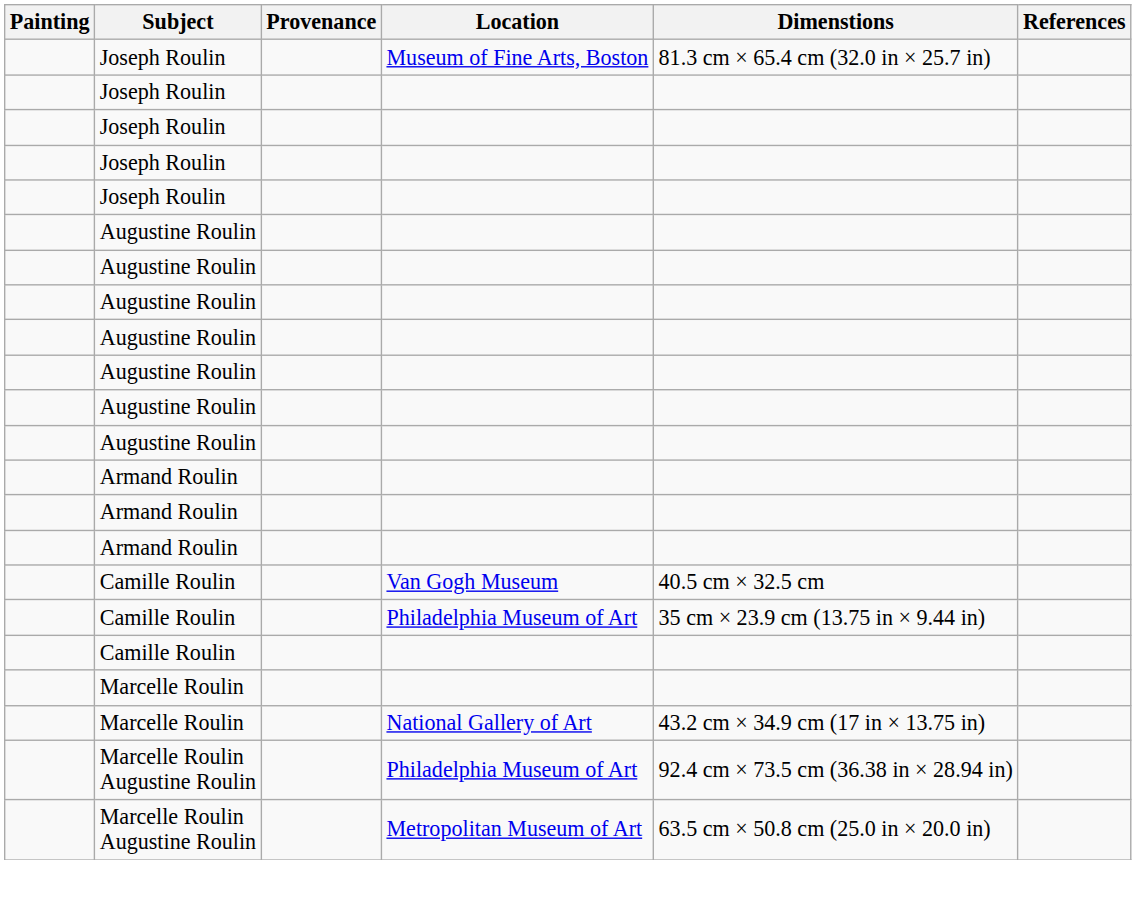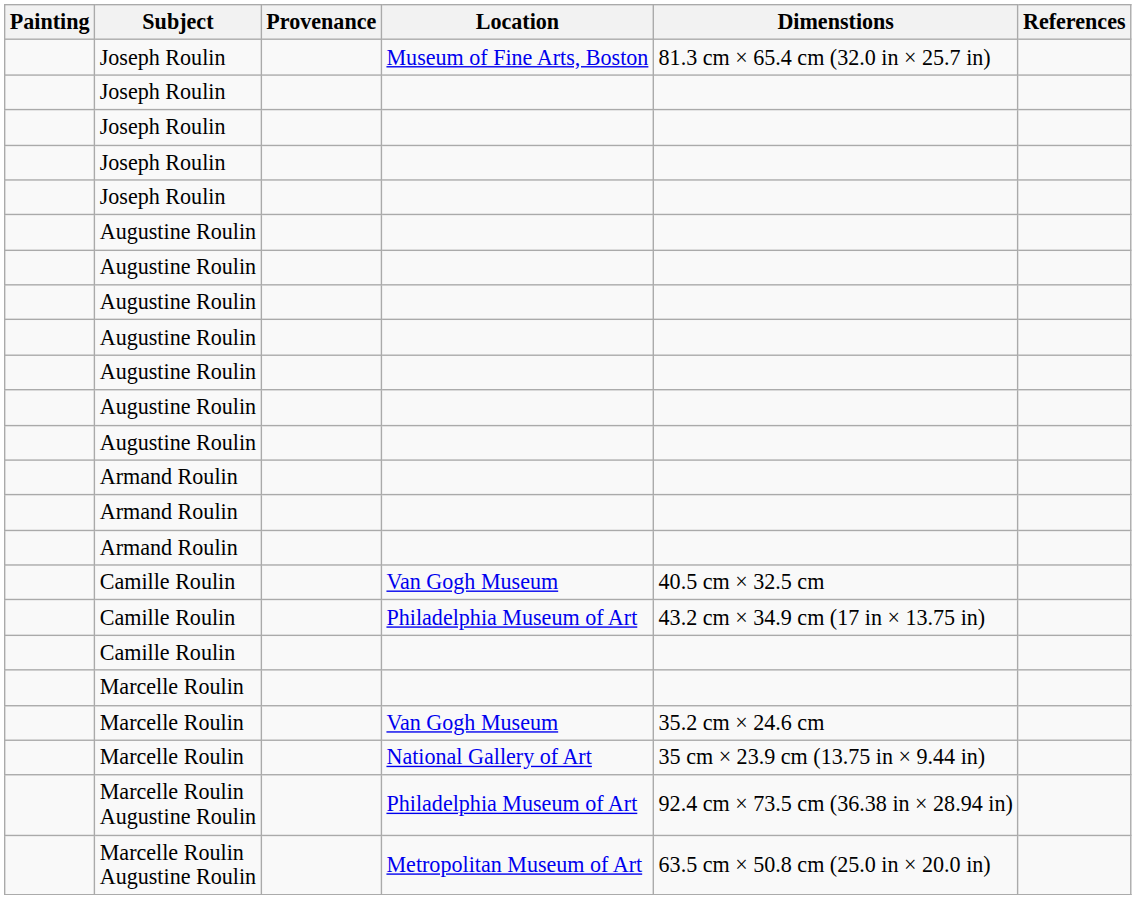(822, 617) 35 cm × 23.9 cm (13.75 in × 9.44 in) -> (822, 617) 43.2 cm × 34.9 cm (17 in × 13.75 in)
+ row: (172, 722)
(822, 722) 43.2 cm × 34.9 cm (17 in × 13.75 in) -> (822, 757) 35 cm × 23.9 cm (13.75 in × 9.44 in)
